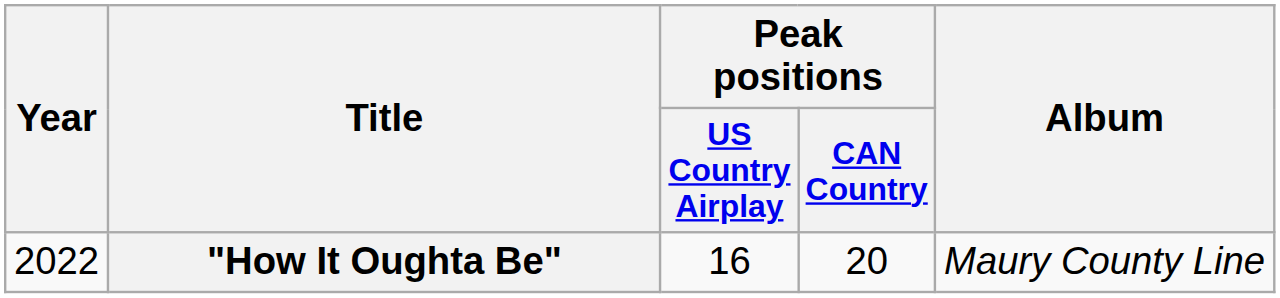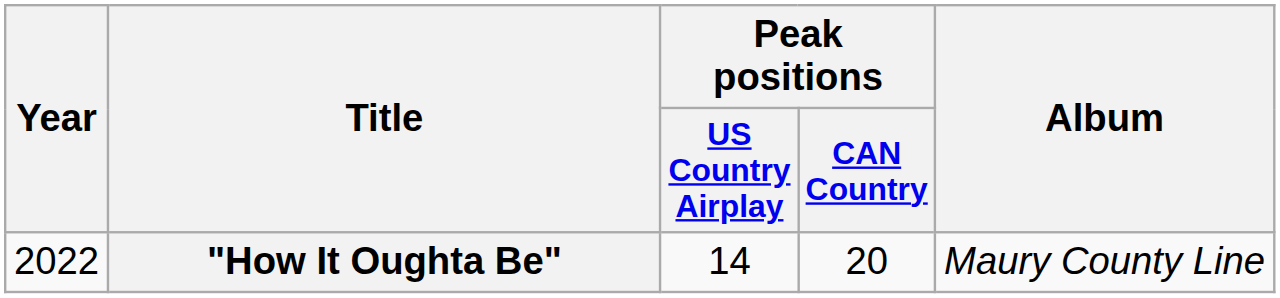(729, 261) 16 -> (729, 261) 14
